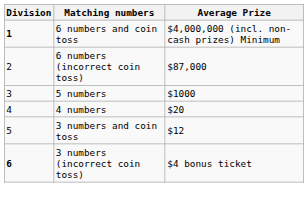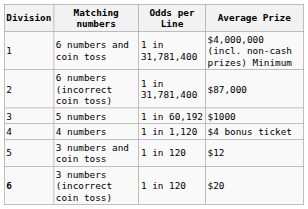+ column: (172, 18)
(9, 34) bold -> (9, 51) normal
(176, 109) $20 -> (250, 132) $4 bonus ticket
(210, 163) $4 bonus ticket -> (216, 186) $20
